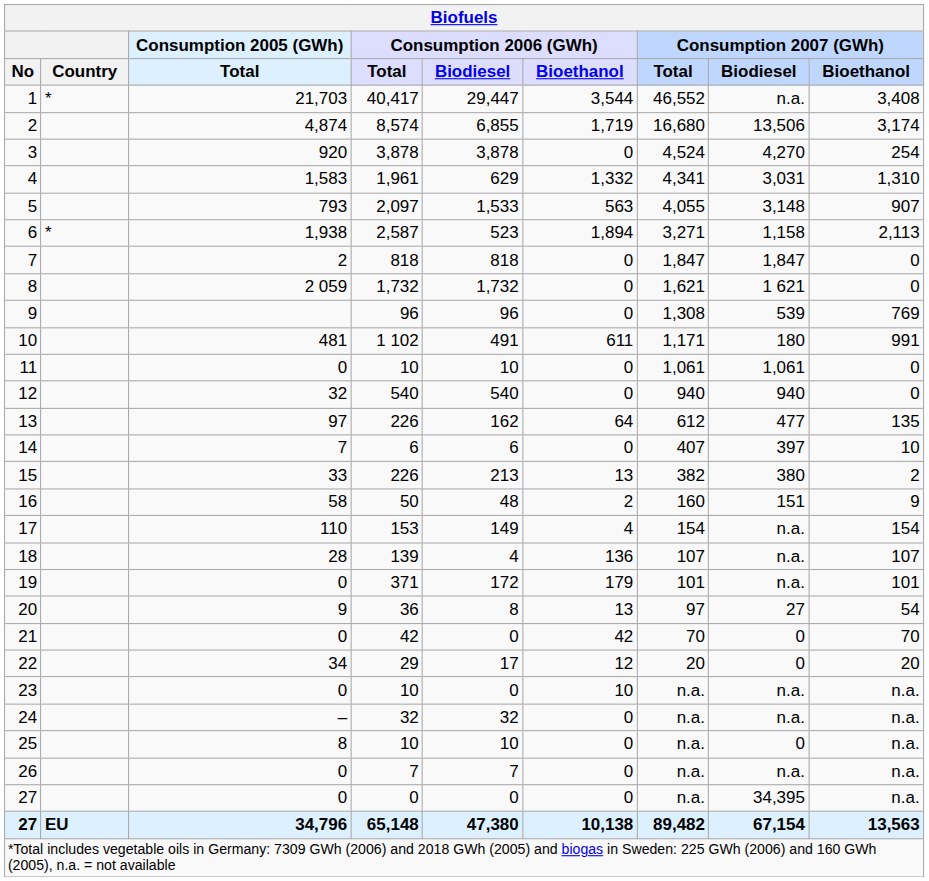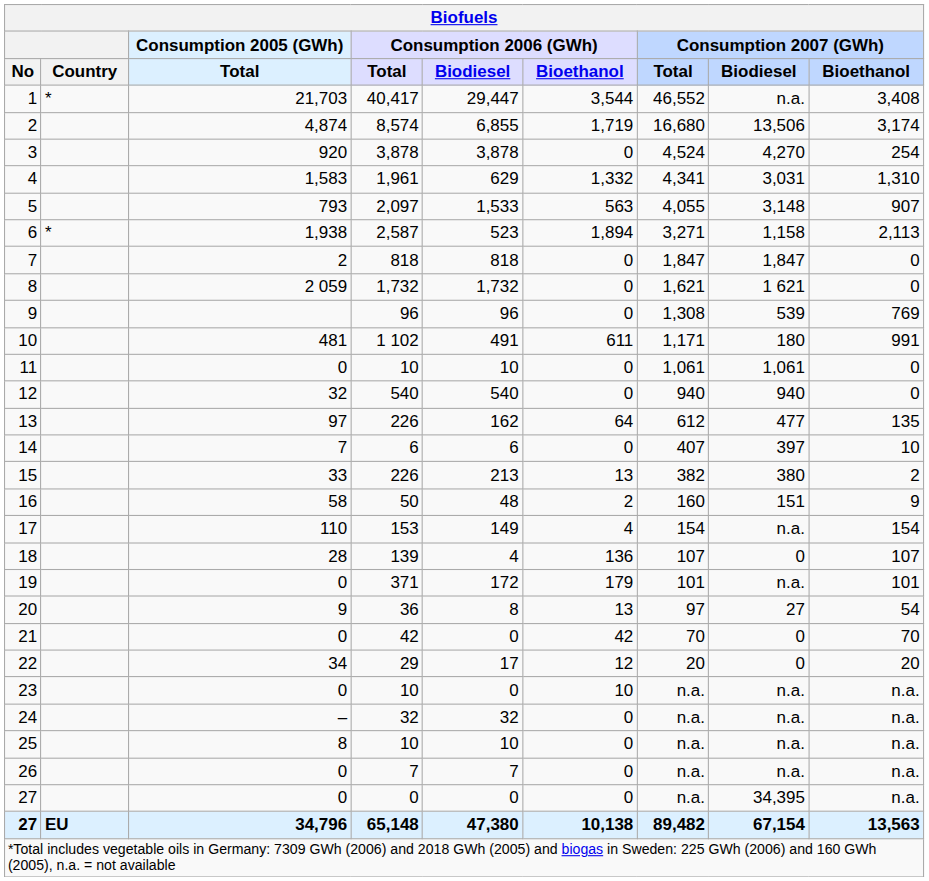(791, 555) n.a. -> (800, 555) 0
(800, 744) 0 -> (791, 744) n.a.
